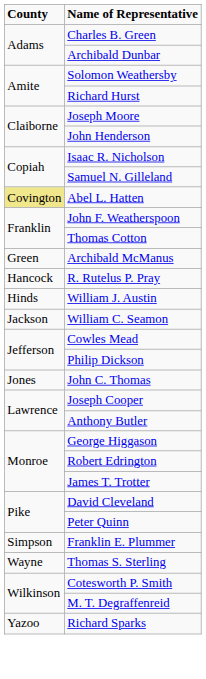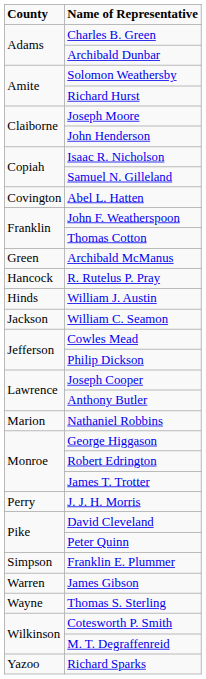(34, 197) khaki background -> (34, 197) no background
- row: (109, 380)
+ row: (115, 420)
+ row: (104, 501)
+ row: (103, 583)
